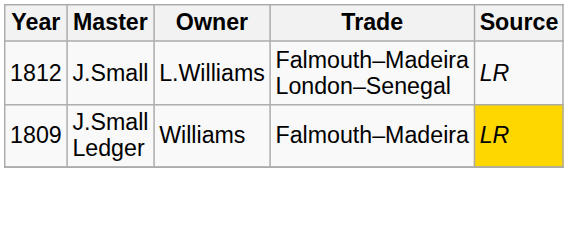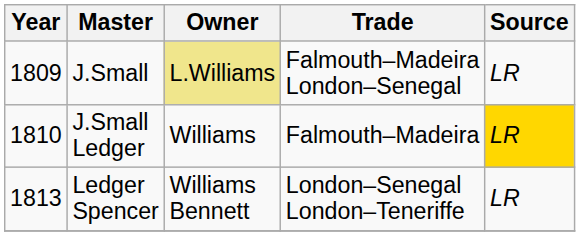(36, 72) 1812 -> (36, 72) 1809
(212, 72) no background -> (222, 72) khaki background
(36, 135) 1809 -> (36, 135) 1810
+ row: (116, 198)
